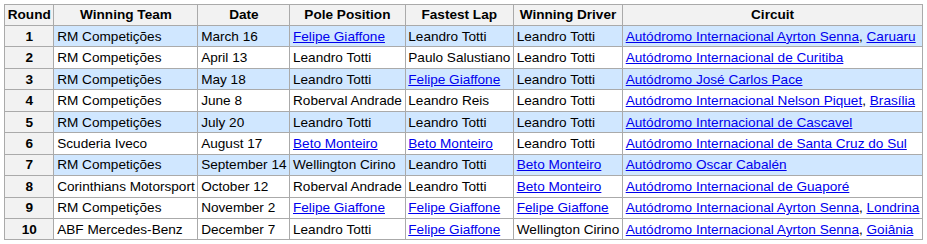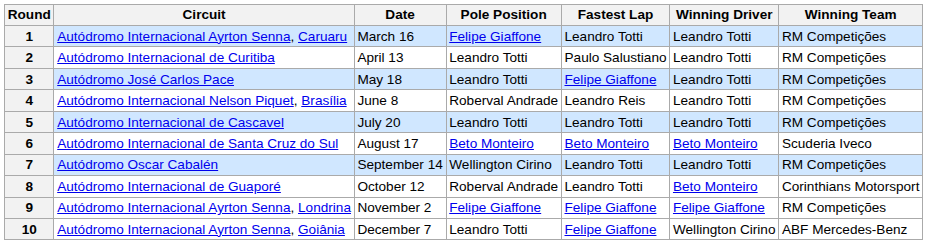columns swapped: (773, 15) <-> (126, 15)
(556, 143) Leandro Totti -> (715, 143) Beto Monteiro
(559, 165) Beto Monteiro -> (712, 165) Leandro Totti
